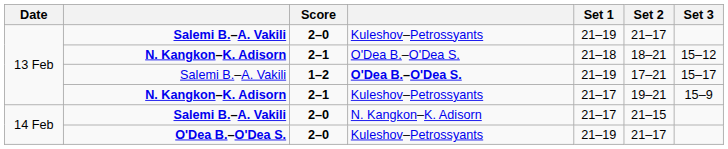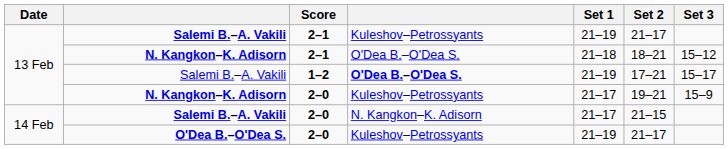(318, 35) 2–0 -> (318, 35) 2–1
(318, 95) 2–1 -> (318, 95) 2–0
